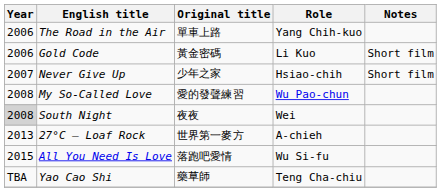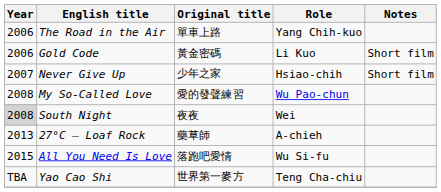(210, 135) 世界第一麥方 -> (194, 135) 藥草師
(194, 176) 藥草師 -> (210, 176) 世界第一麥方
